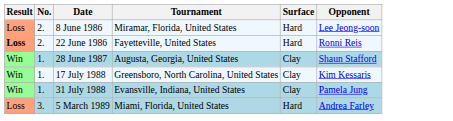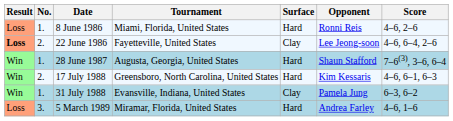+ column: (415, 11)
(41, 27) 2. -> (41, 27) 1.
(175, 27) Miramar, Florida, United States -> (172, 27) Miami, Florida, United States
(349, 27) Lee Jeong-soon -> (340, 27) Ronni Reis
(292, 43) Hard -> (292, 43) Clay
(340, 43) Ronni Reis -> (349, 43) Lee Jeong-soon
(292, 58) Clay -> (292, 59) Hard
(41, 74) 1. -> (41, 76) 2.
(292, 74) Clay -> (292, 76) Hard
(172, 105) Miami, Florida, United States -> (175, 108) Miramar, Florida, United States
